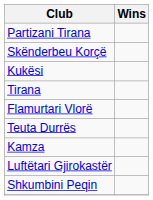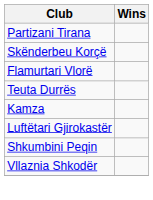- row: (25, 71)
- row: (24, 90)
+ row: (52, 166)
